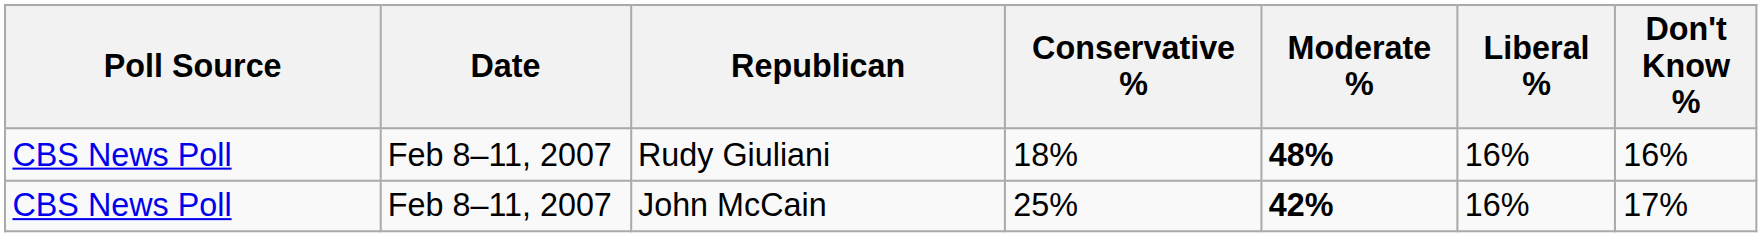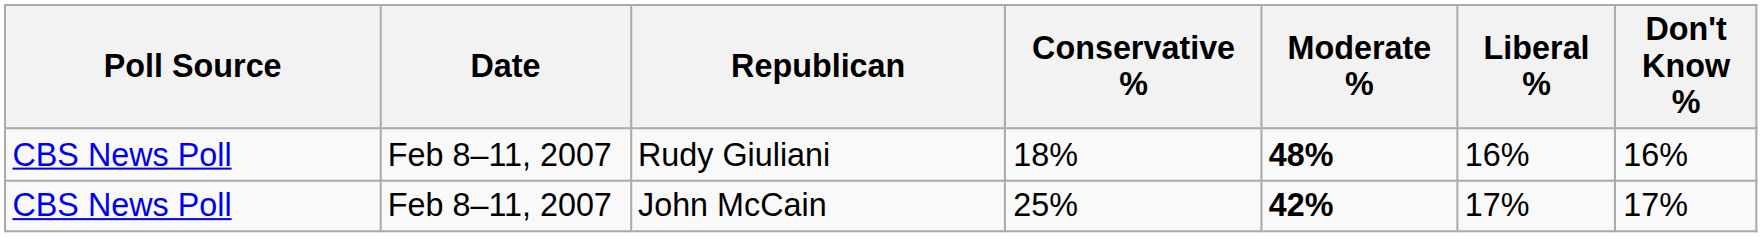(1497, 205) 16% -> (1497, 205) 17%
